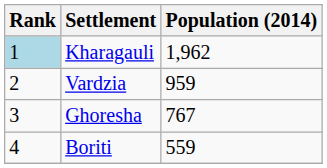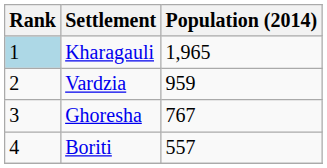(188, 52) 1,962 -> (188, 52) 1,965
(180, 147) 559 -> (180, 147) 557
